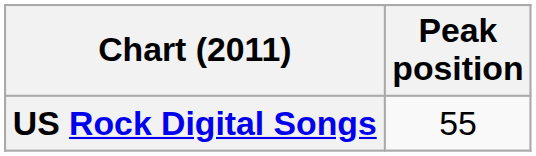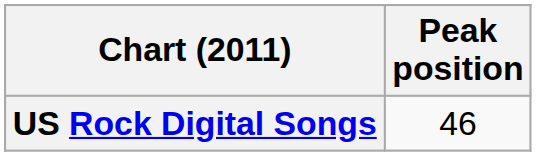(458, 122) 55 -> (458, 122) 46
